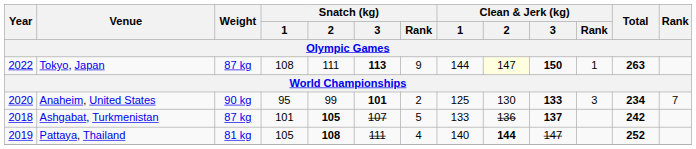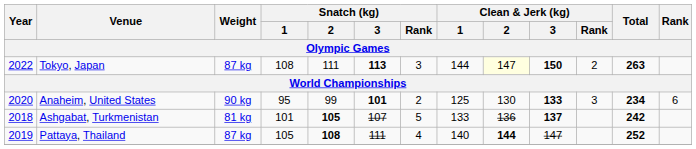(419, 65) 9 -> (419, 65) 3
(594, 65) 1 -> (594, 65) 2
(675, 100) 7 -> (675, 100) 6
(238, 118) 87 kg -> (238, 118) 81 kg
(238, 135) 81 kg -> (238, 135) 87 kg
